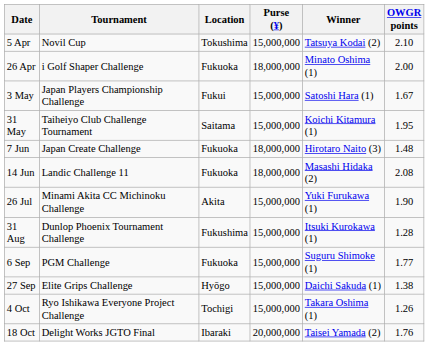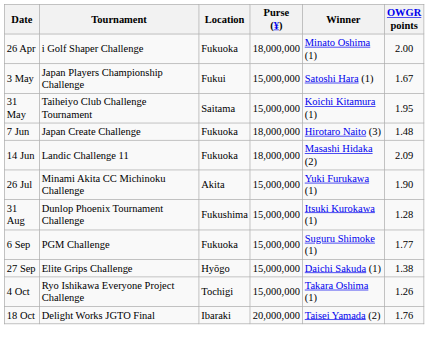- row: (19, 43)
(404, 172) 2.08 -> (404, 155) 2.09
